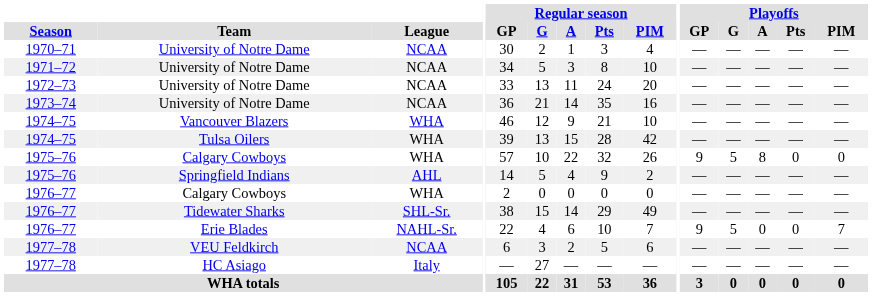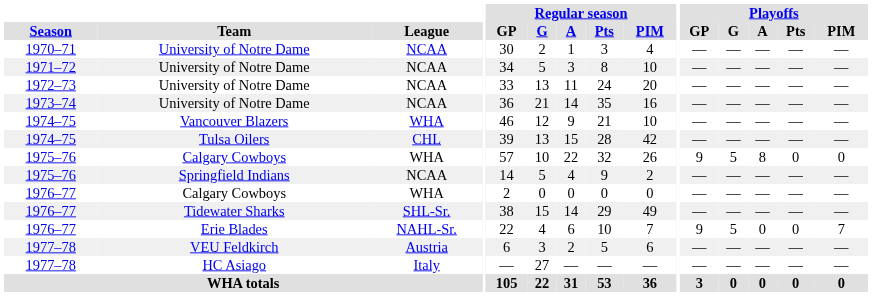(427, 139) WHA -> (427, 139) CHL
(427, 175) AHL -> (427, 175) NCAA
(427, 247) NCAA -> (427, 247) Austria
